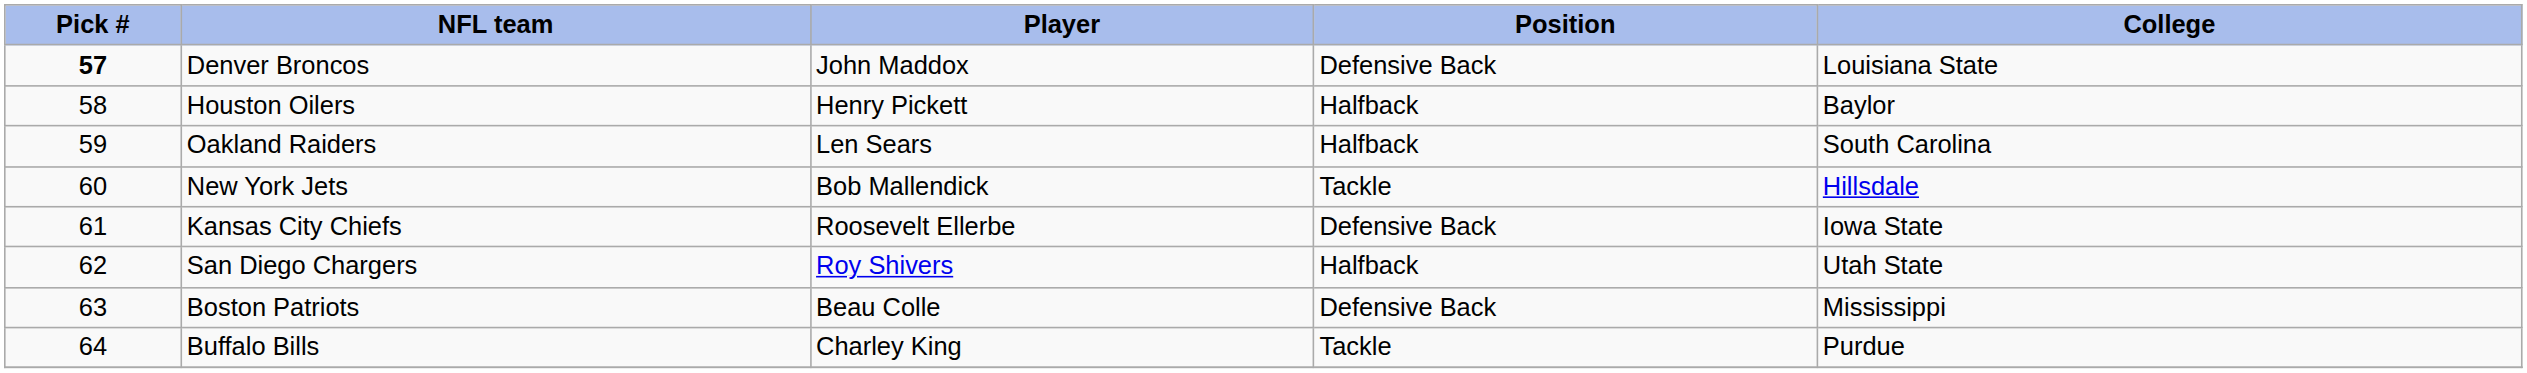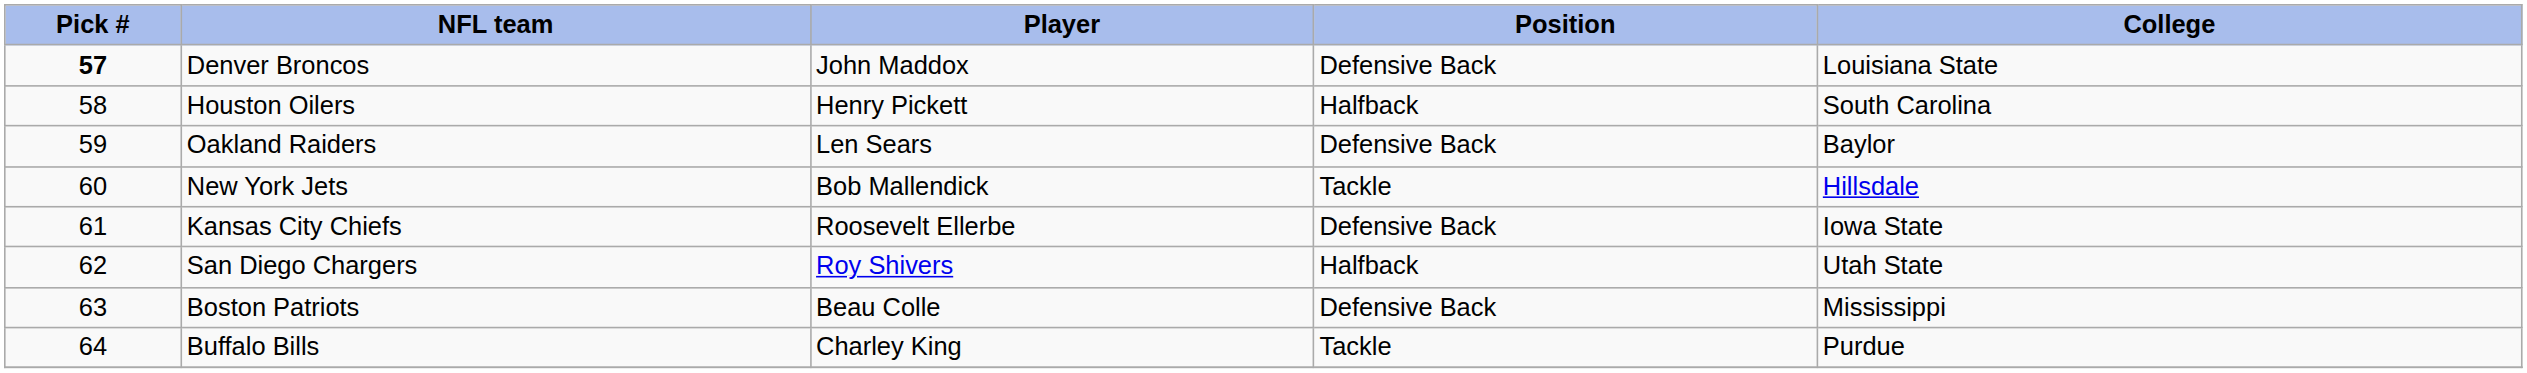(1859, 105) Baylor -> (1907, 105) South Carolina
(1369, 145) Halfback -> (1408, 145) Defensive Back
(1907, 145) South Carolina -> (1859, 145) Baylor
